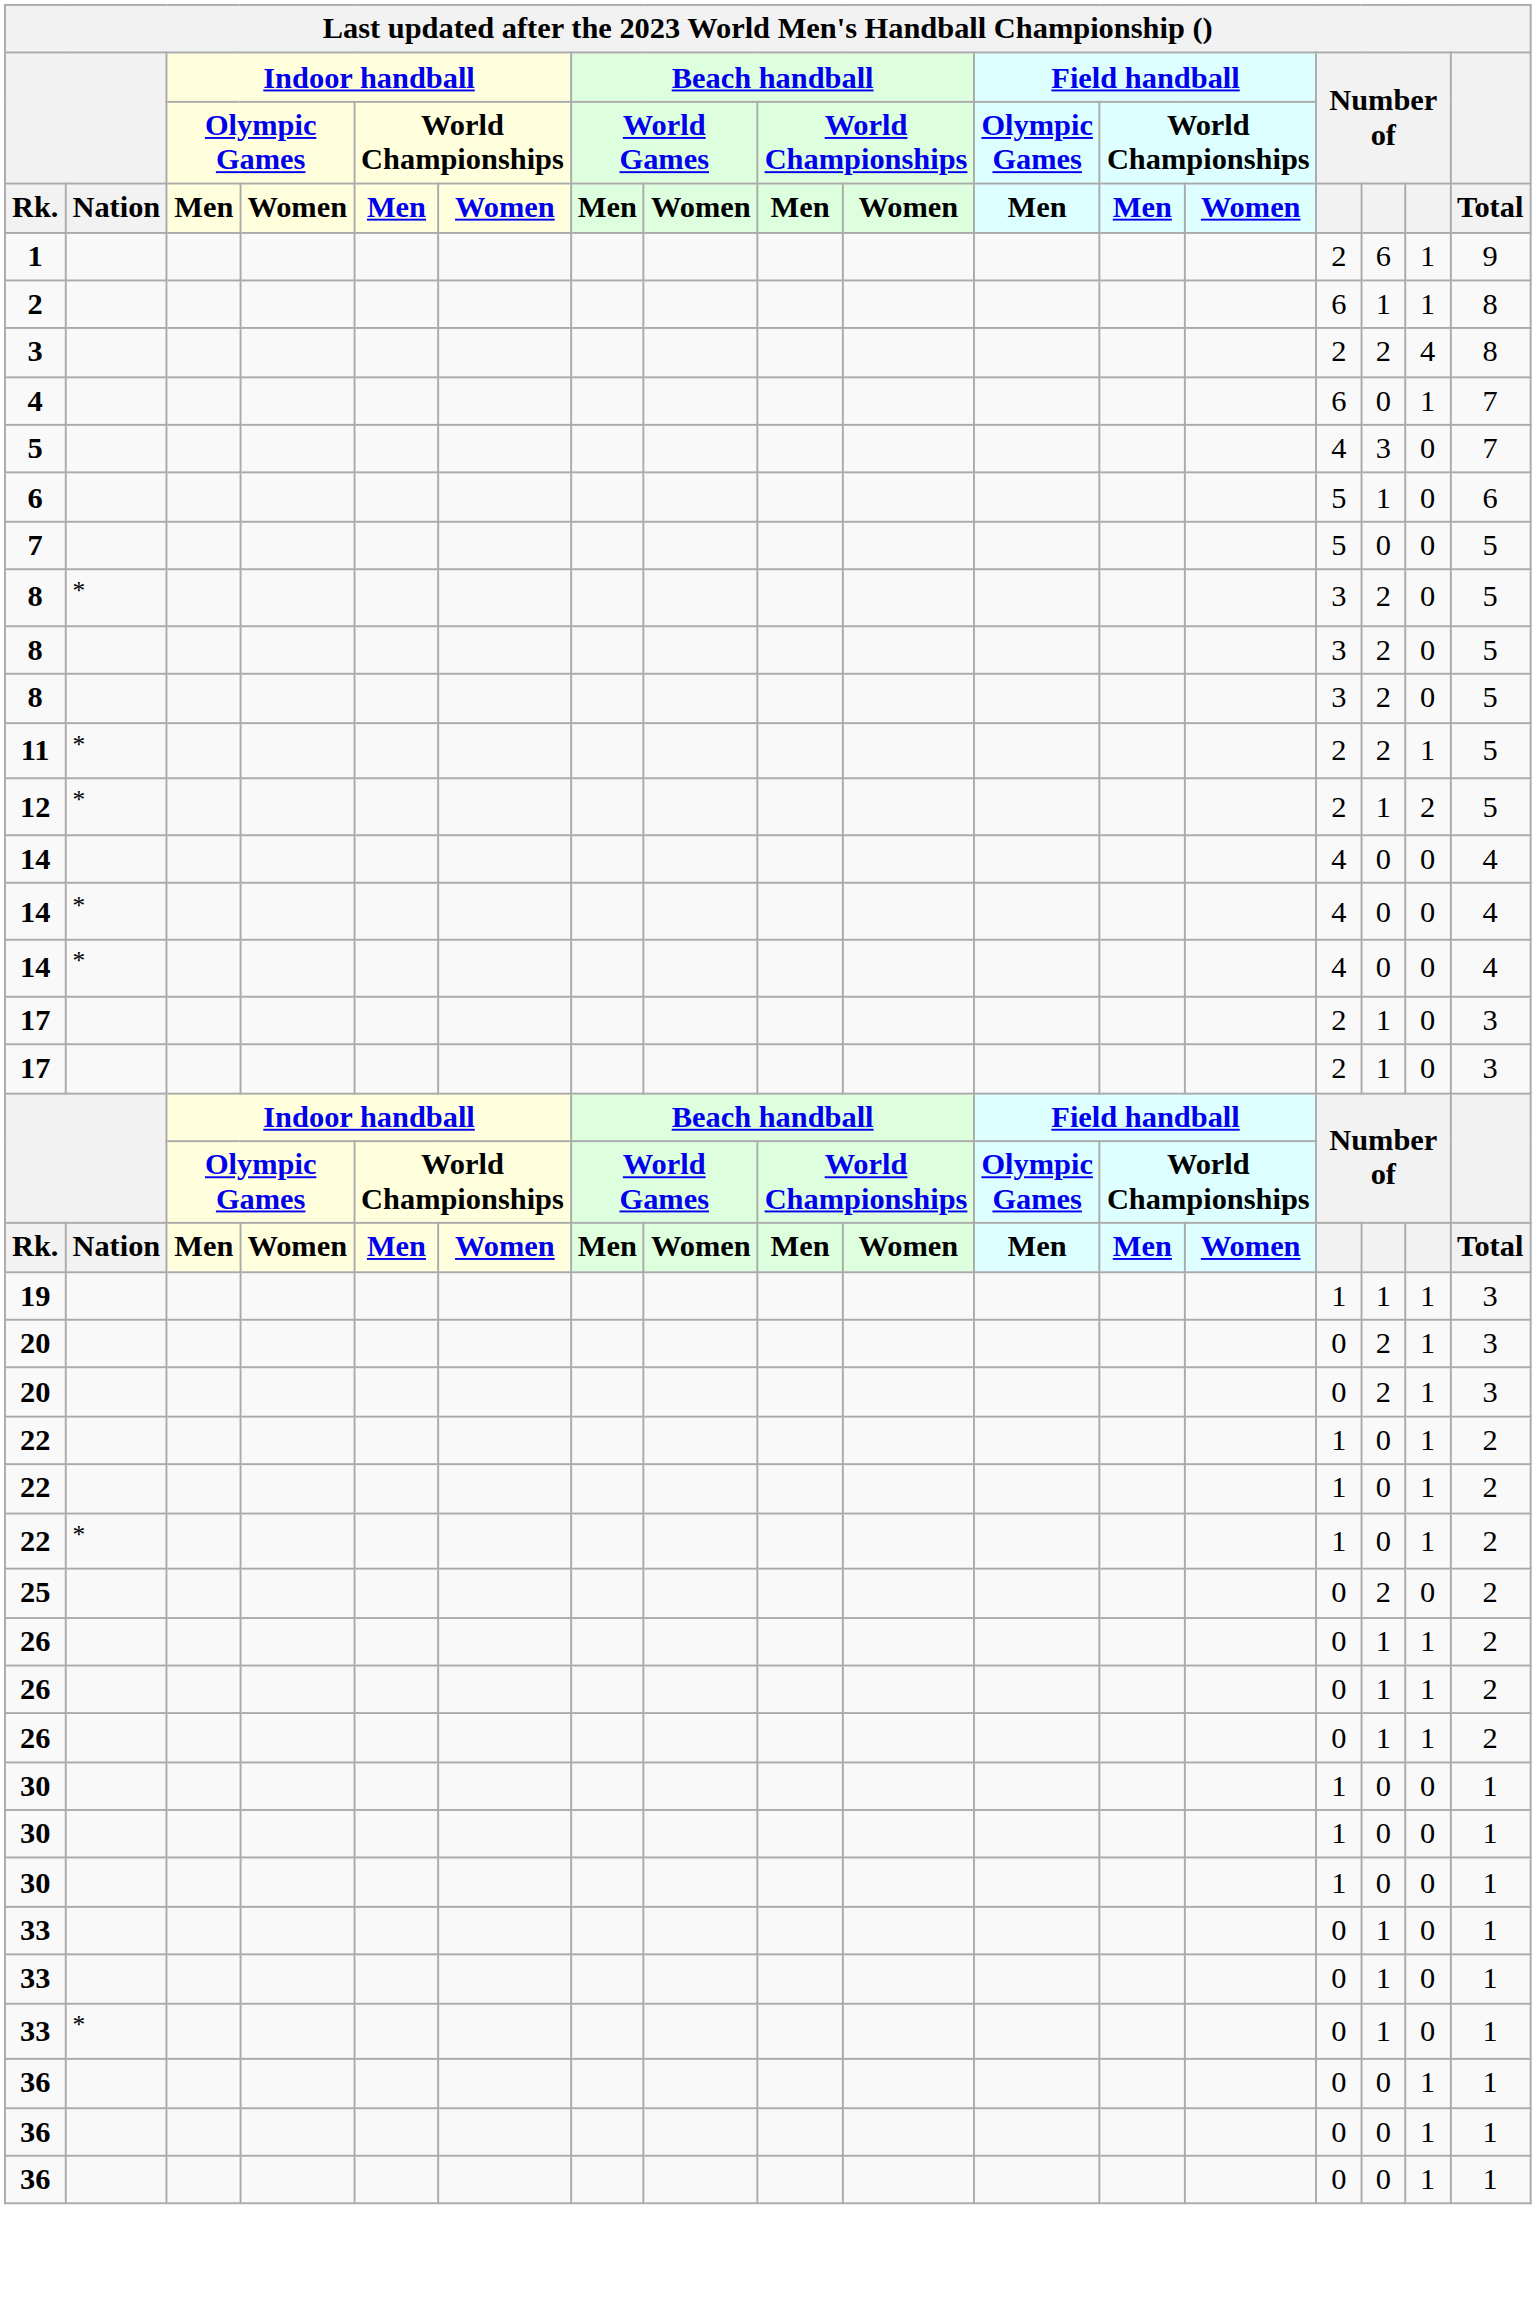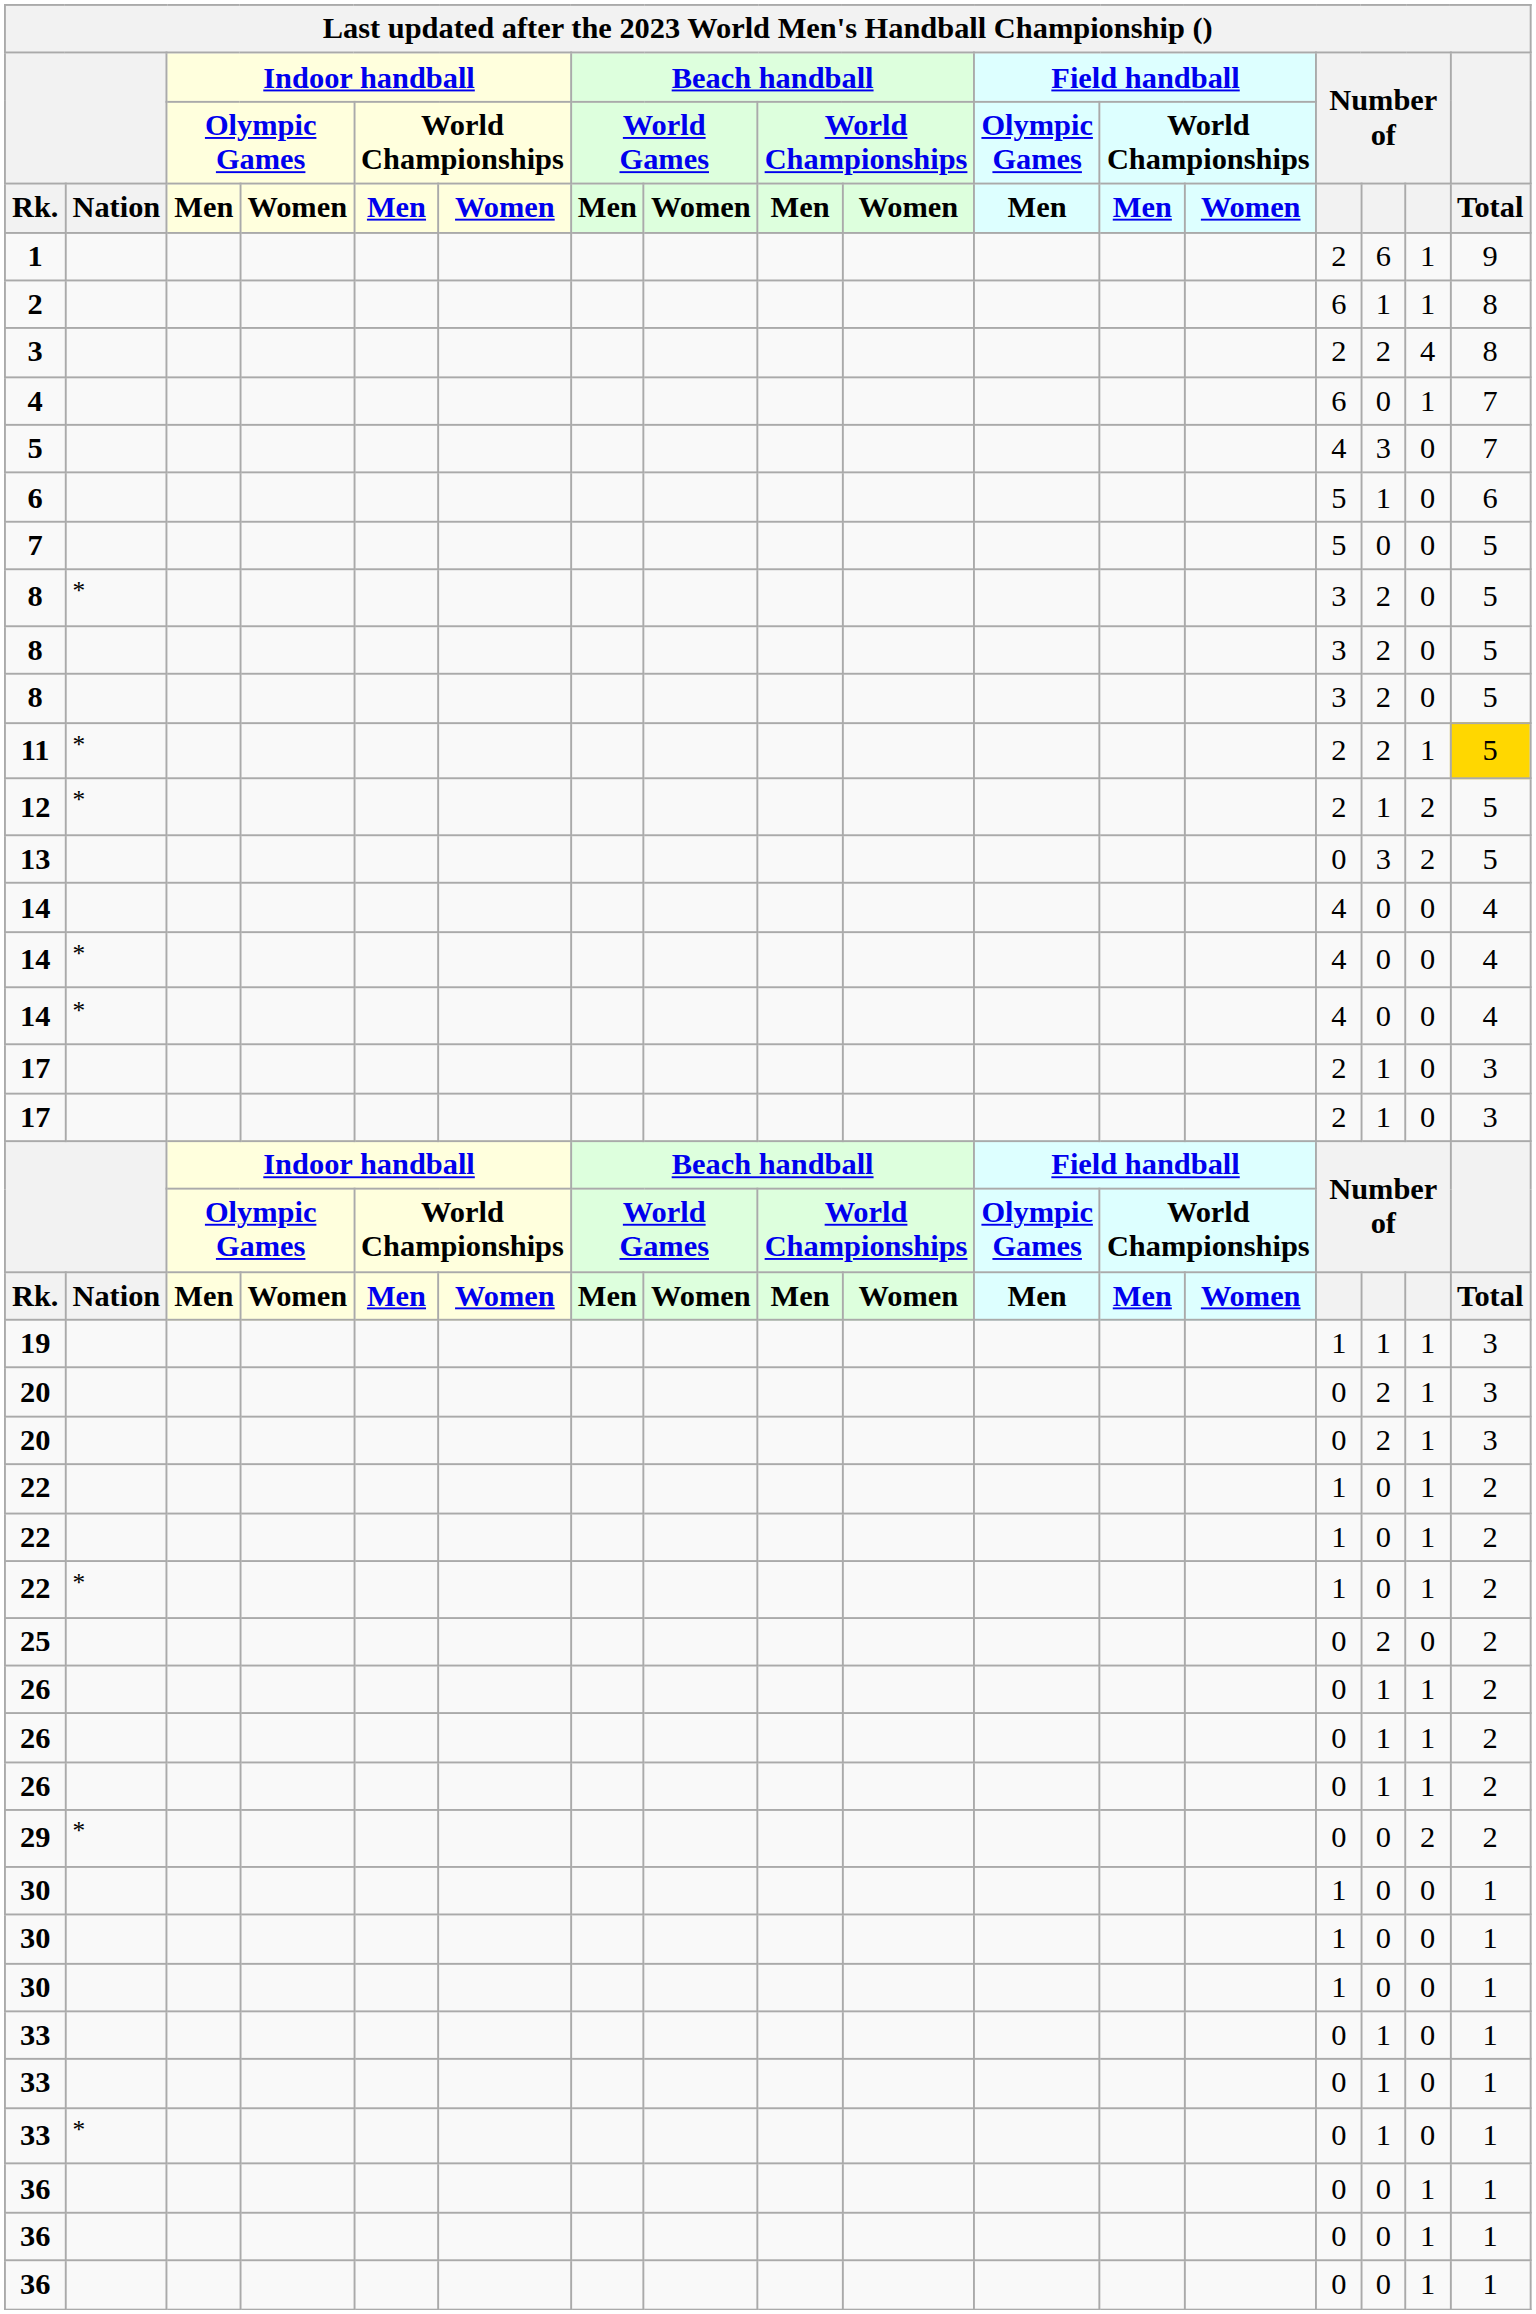(1490, 750) no background -> (1490, 750) gold background
+ row: (35, 858)
+ row: (35, 1837)
